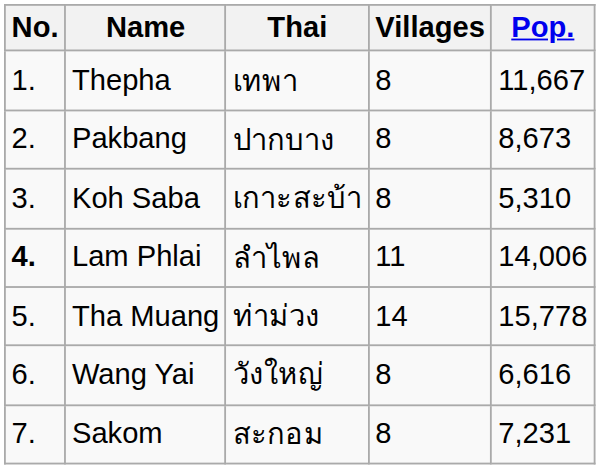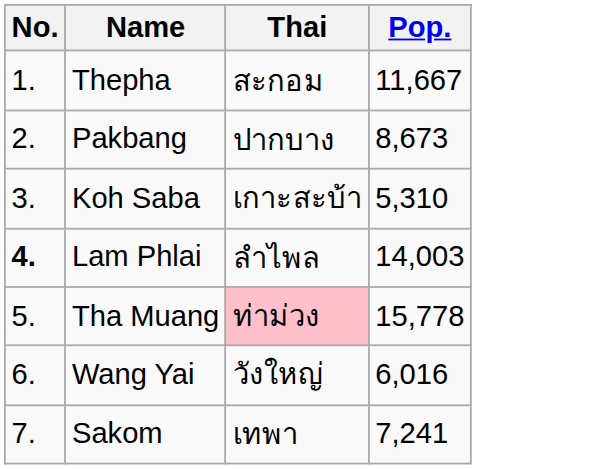- column: (430, 27)
(265, 81) เทพา -> (278, 81) สะกอม
(543, 256) 14,006 -> (420, 256) 14,003
(276, 316) no background -> (276, 316) pink background
(535, 374) 6,616 -> (412, 374) 6,016
(278, 434) สะกอม -> (265, 434) เทพา
(535, 433) 7,231 -> (412, 433) 7,241
